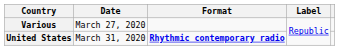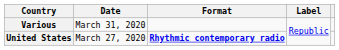(110, 25) March 27, 2020 -> (110, 25) March 31, 2020
(110, 38) March 31, 2020 -> (110, 38) March 27, 2020
